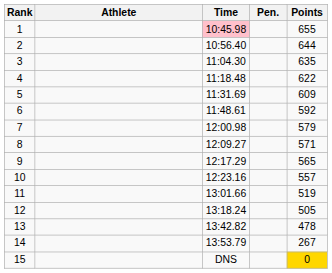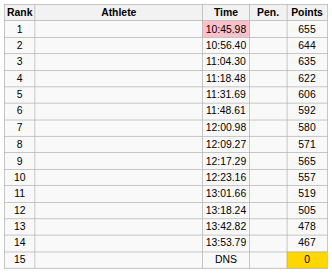(307, 95) 609 -> (307, 95) 606
(307, 128) 579 -> (307, 128) 580
(307, 243) 267 -> (307, 243) 467
